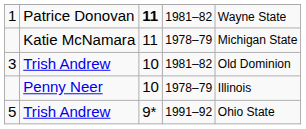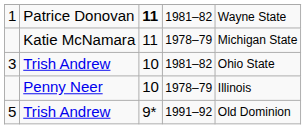(254, 64) Old Dominion -> (246, 64) Ohio State
(246, 112) Ohio State -> (254, 112) Old Dominion
